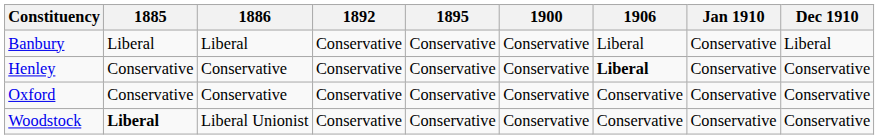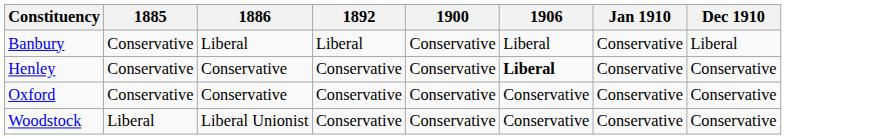- column: (453, 17)
(131, 43) Liberal -> (150, 43) Conservative
(359, 43) Conservative -> (340, 43) Liberal
(133, 120) bold -> (131, 120) normal
